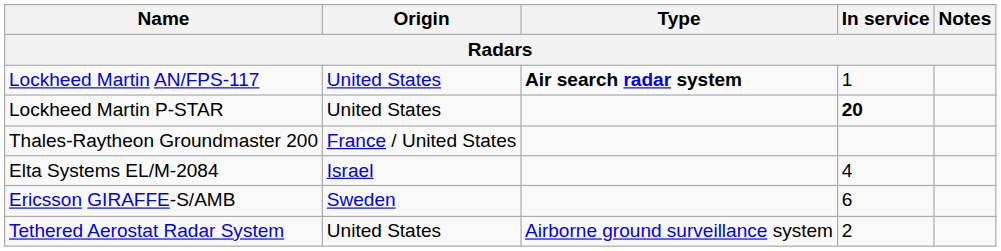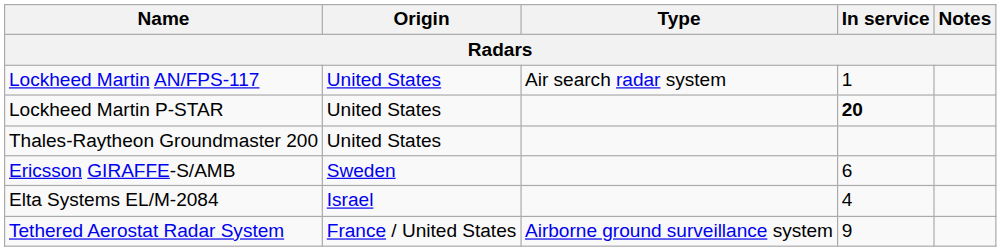(634, 79) bold -> (626, 79) normal
(422, 140) France / United States -> (384, 140) United States
rows swapped: (122, 200) <-> (114, 170)
(384, 230) United States -> (422, 230) France / United States
(847, 230) 2 -> (847, 230) 9
